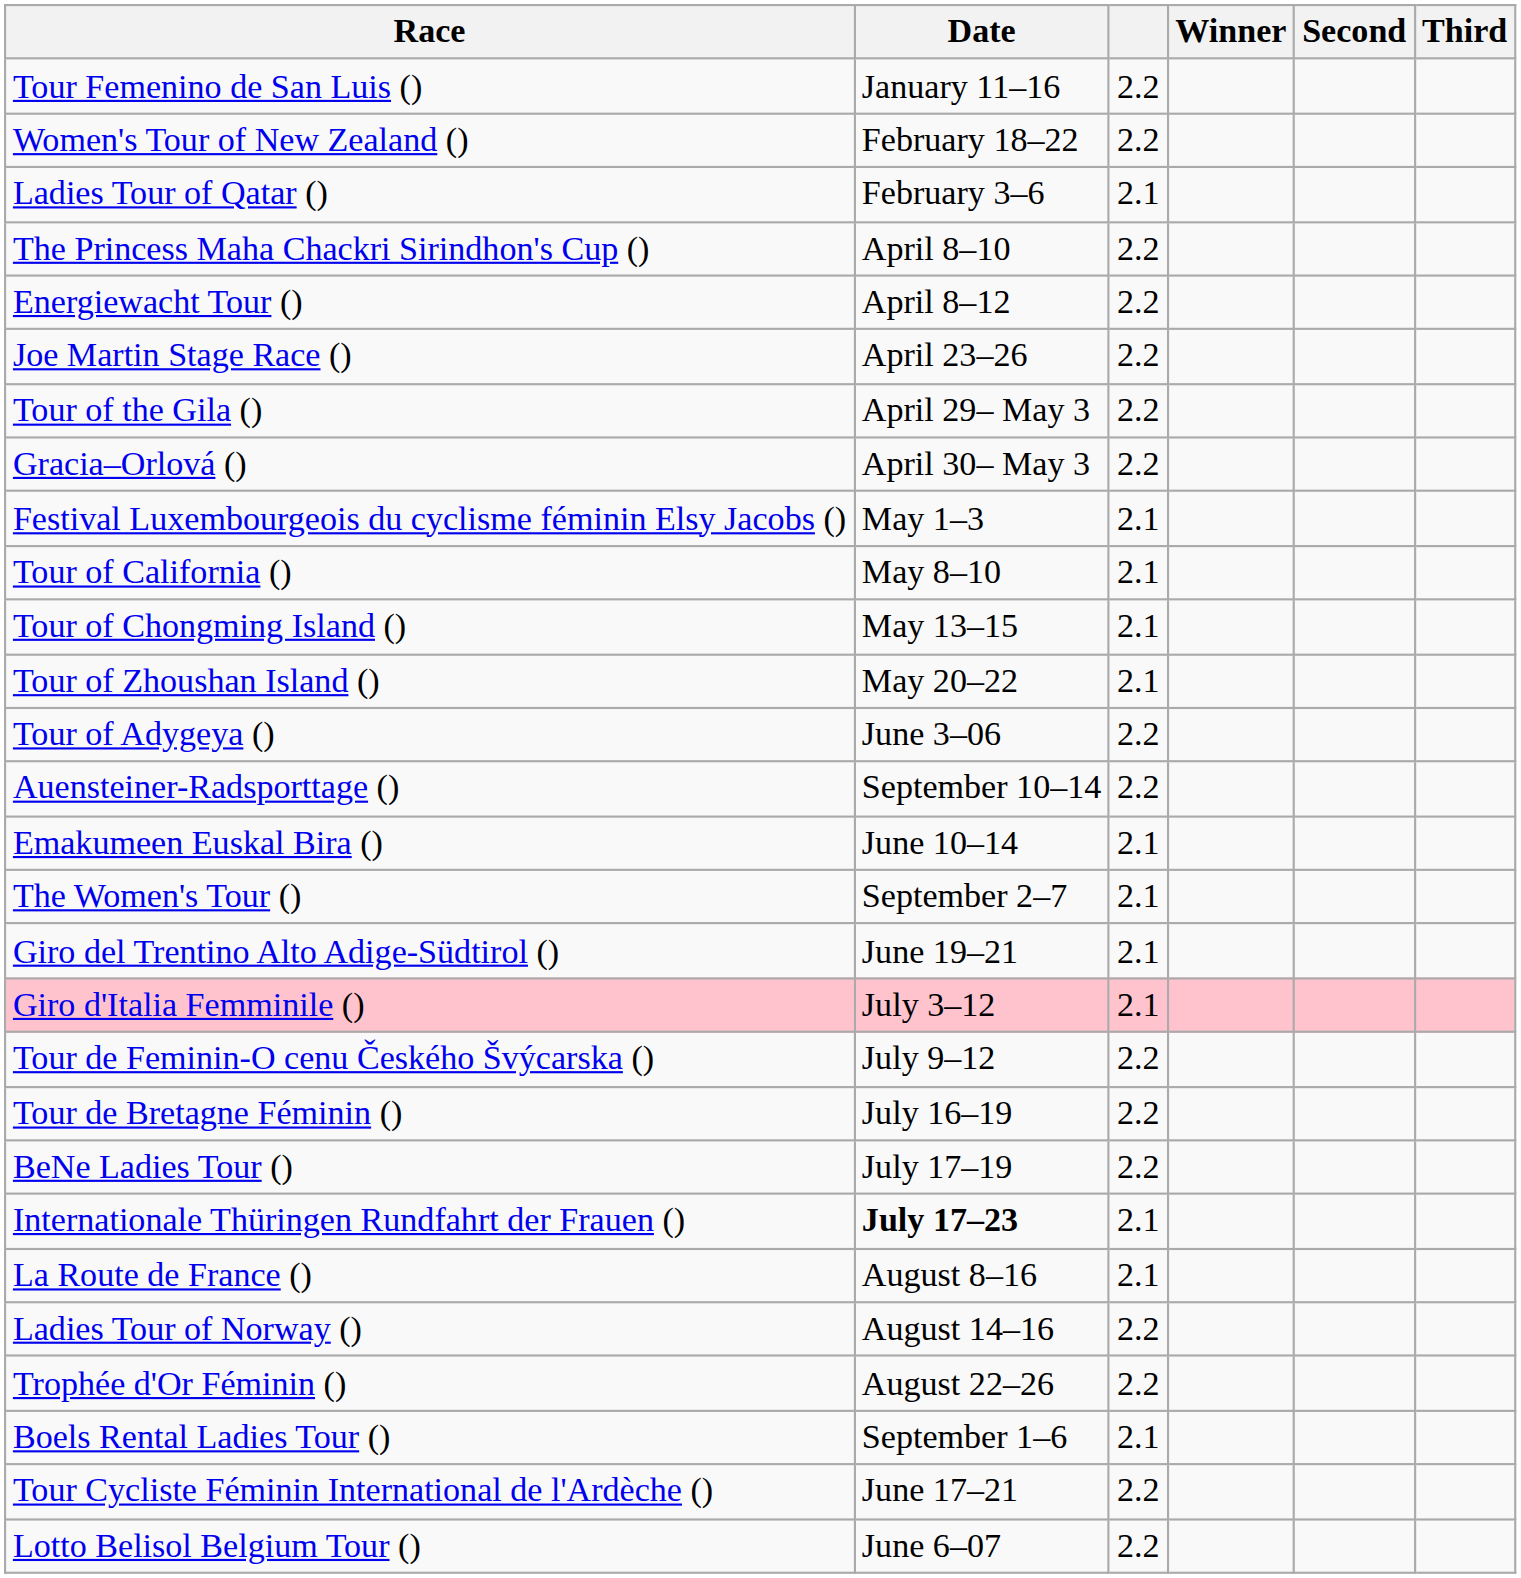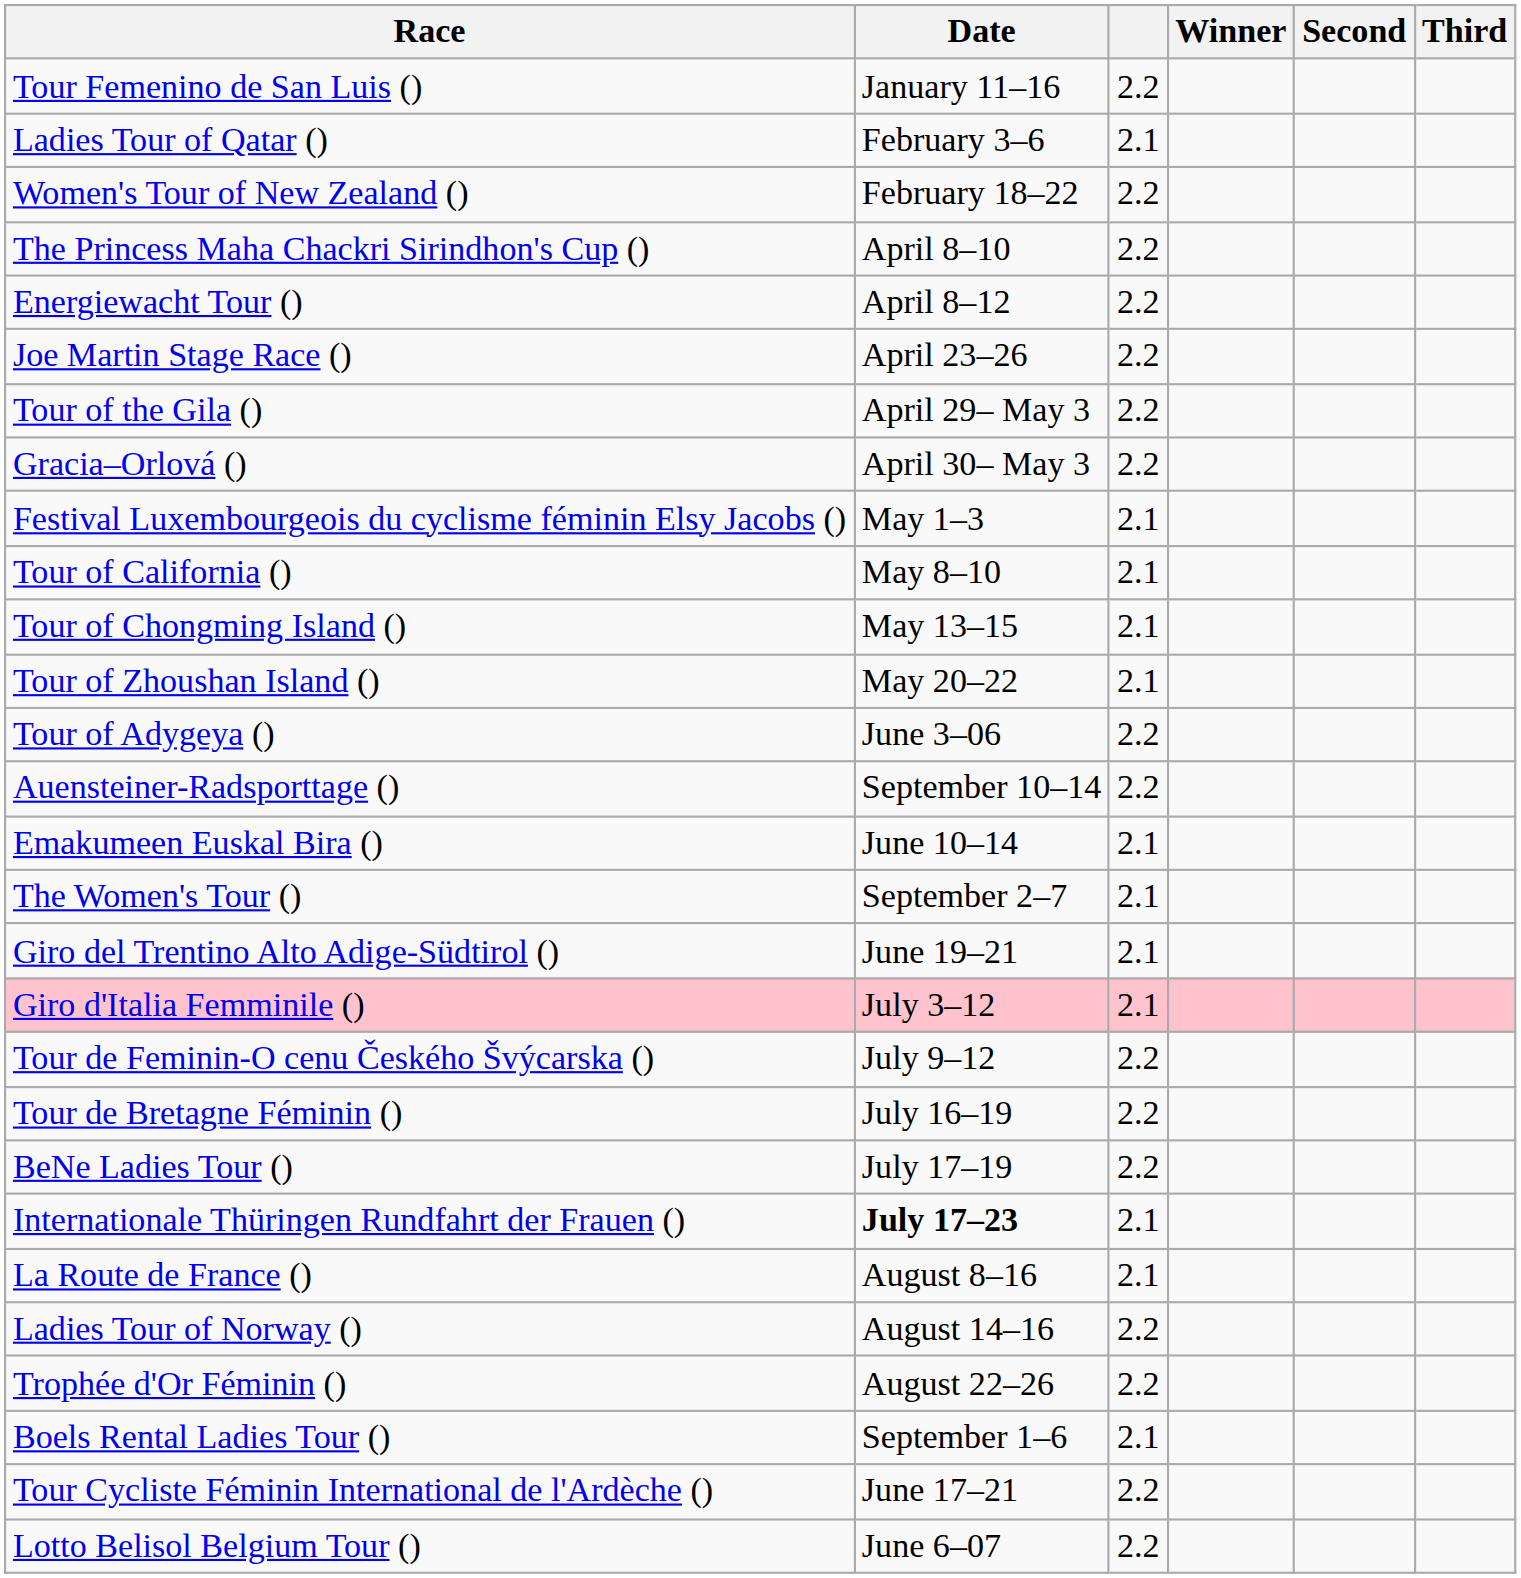rows swapped: (170, 193) <-> (241, 139)
